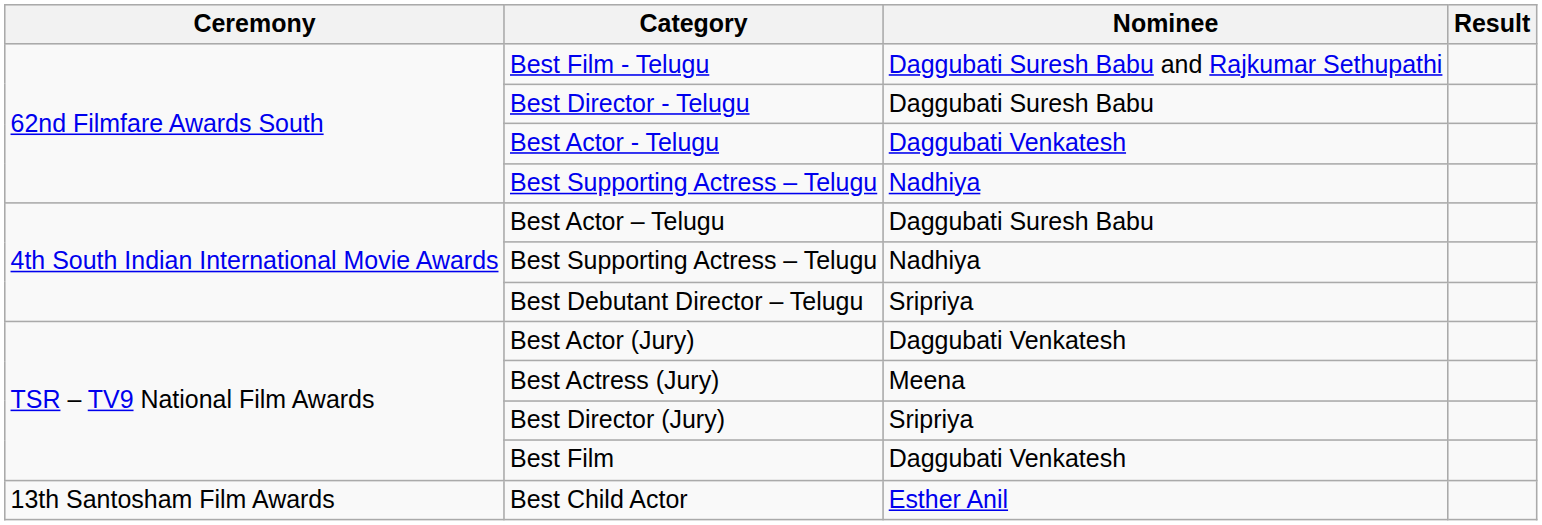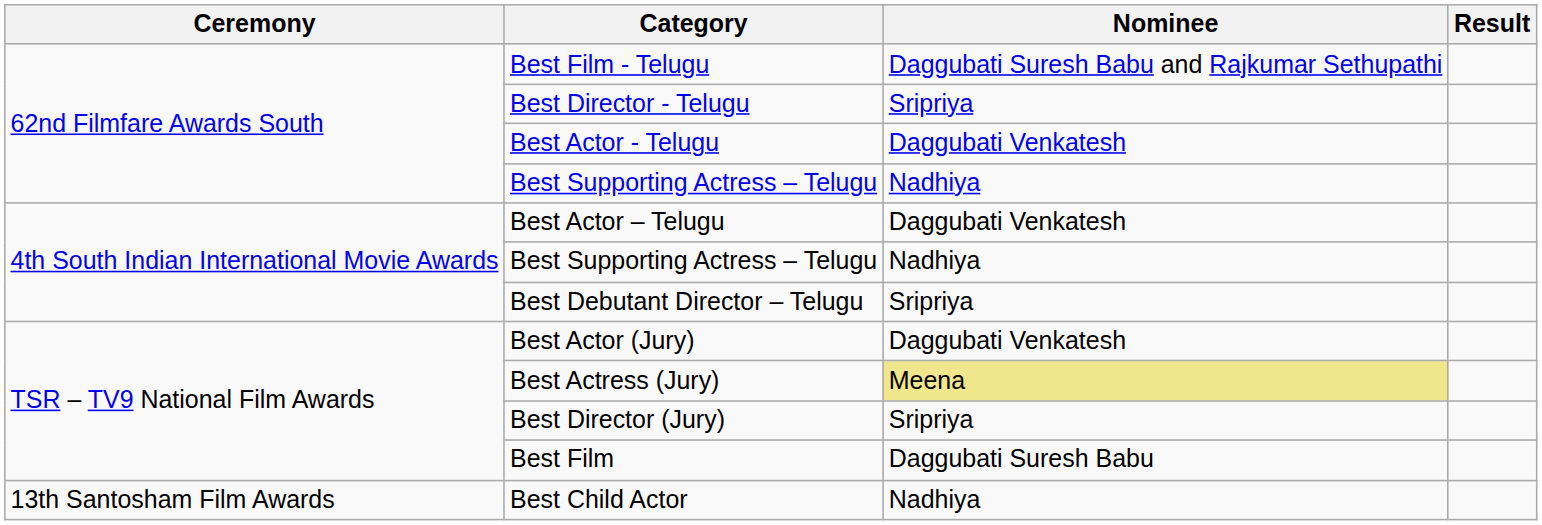(1021, 103) Daggubati Suresh Babu -> (931, 103) Sripriya
(1021, 222) Daggubati Suresh Babu -> (1007, 222) Daggubati Venkatesh
(927, 380) no background -> (927, 380) khaki background
(1007, 459) Daggubati Venkatesh -> (1021, 459) Daggubati Suresh Babu
(948, 499) Esther Anil -> (935, 499) Nadhiya
